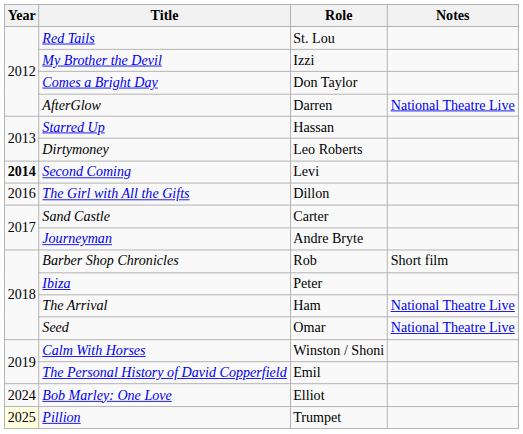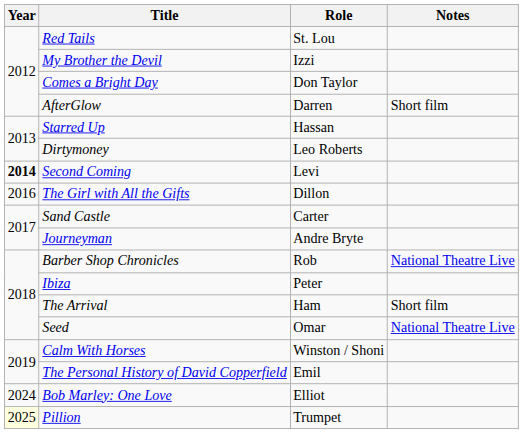(453, 104) National Theatre Live -> (419, 104) Short film
(419, 261) Short film -> (453, 261) National Theatre Live
(453, 305) National Theatre Live -> (419, 305) Short film
